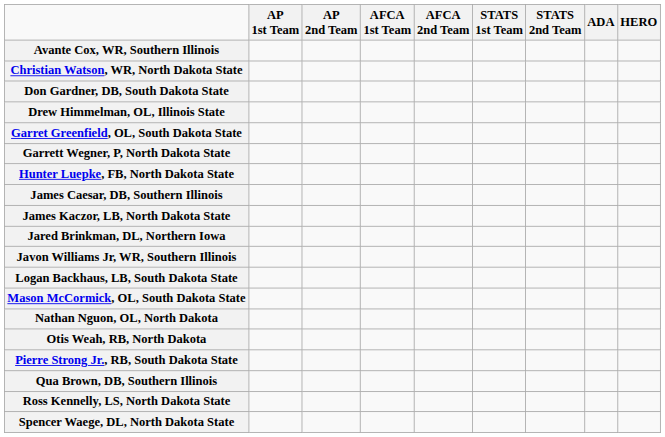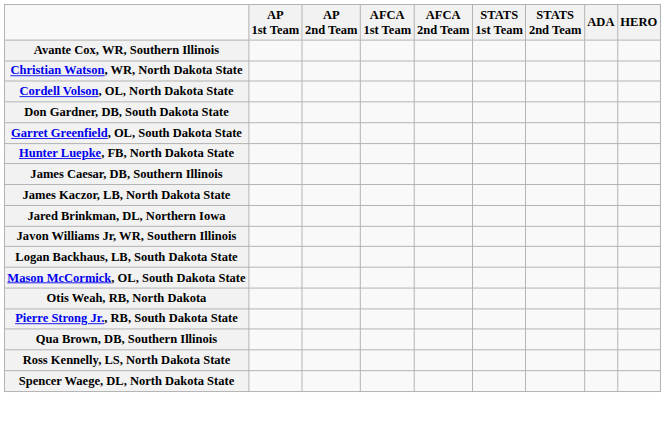+ row: (126, 91)
- row: (126, 112)
- row: (126, 153)
- row: (126, 319)
